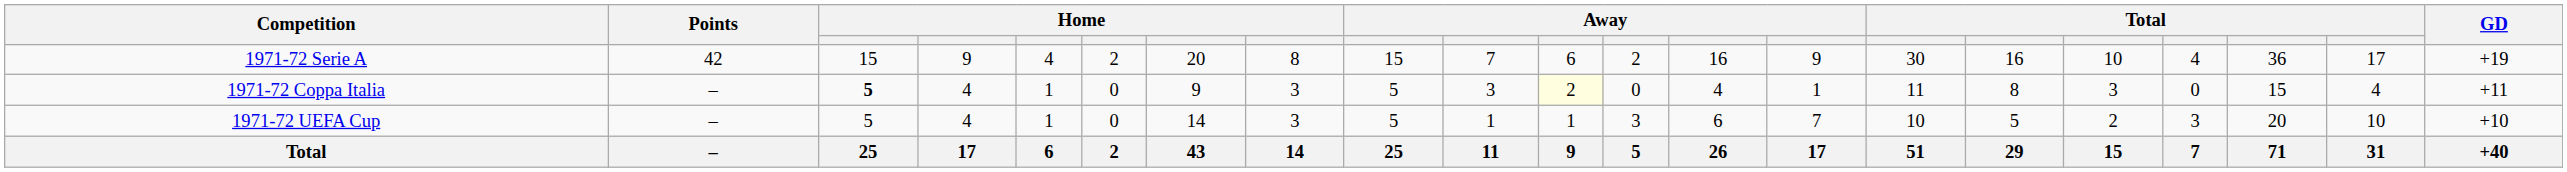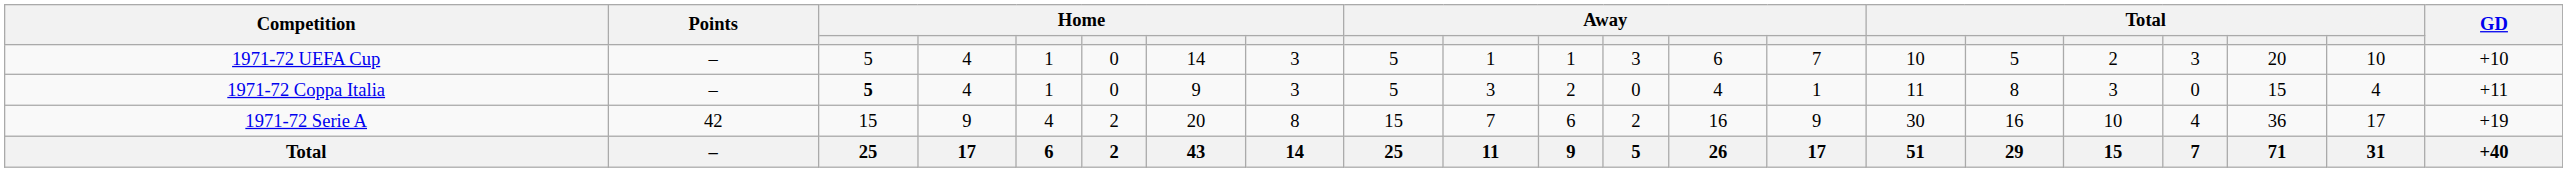rows swapped: (306, 59) <-> (306, 120)
(1571, 89) lightyellow background -> (1571, 89) no background
